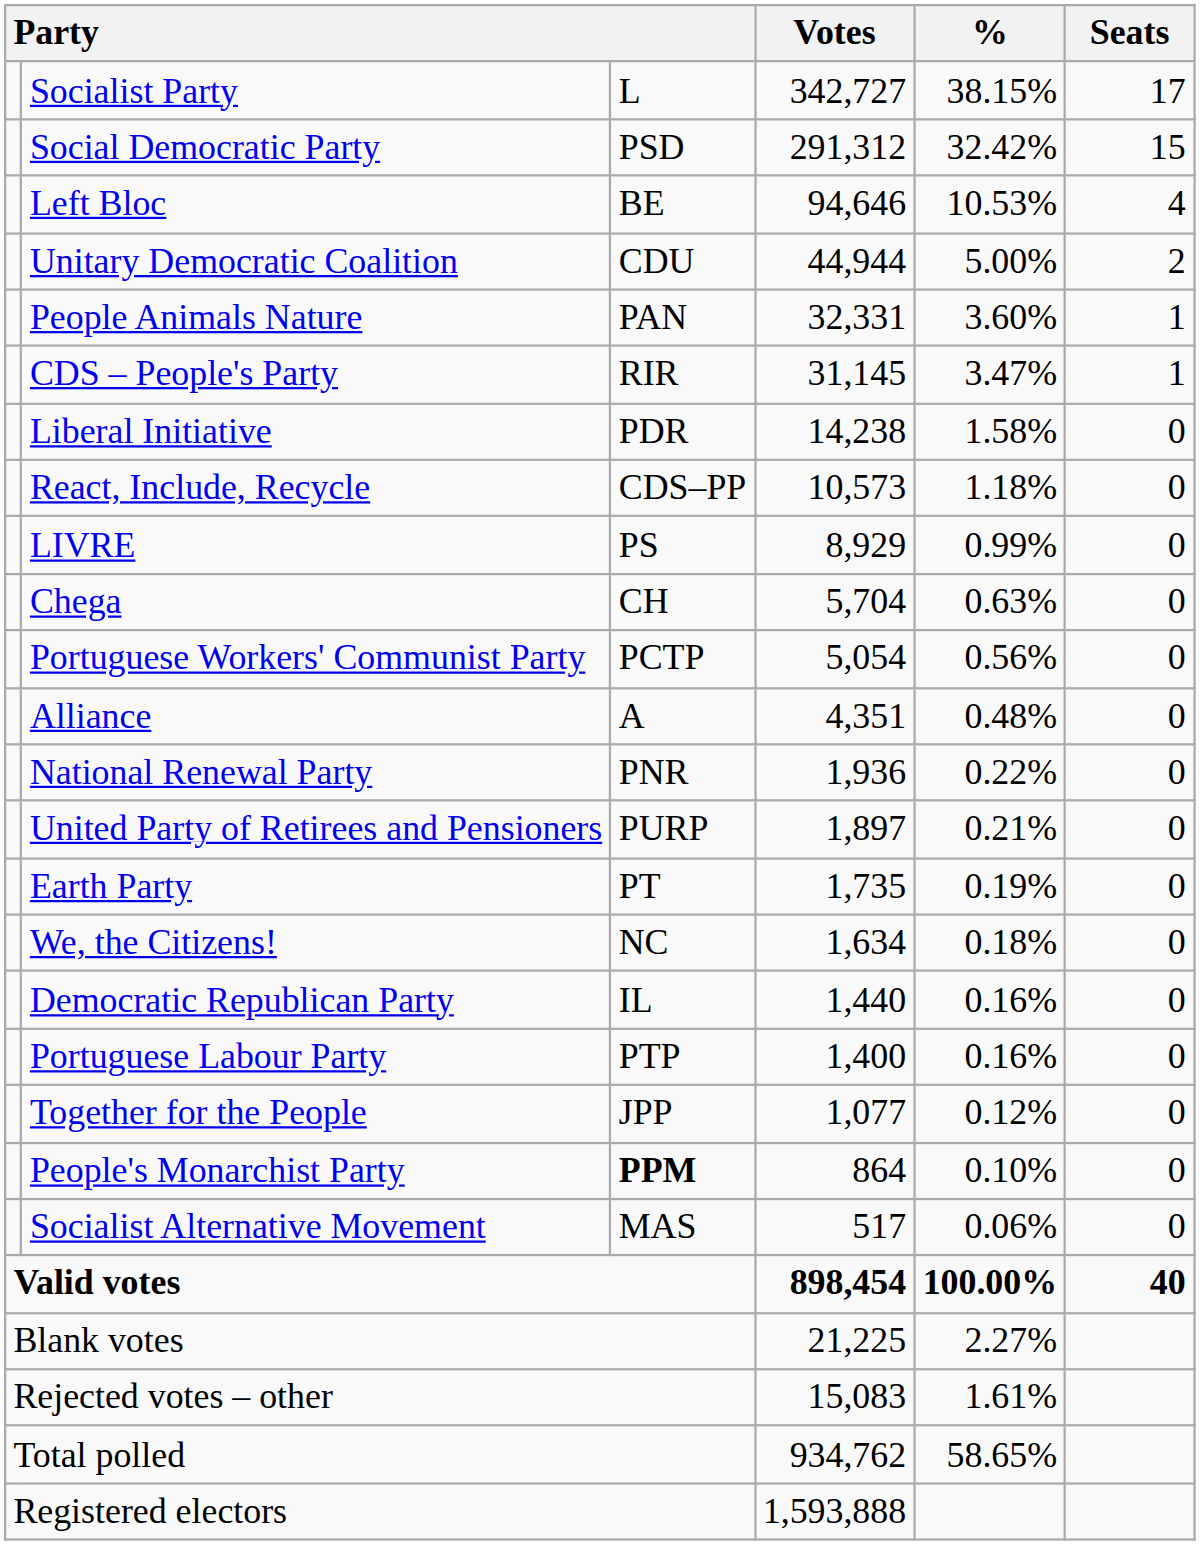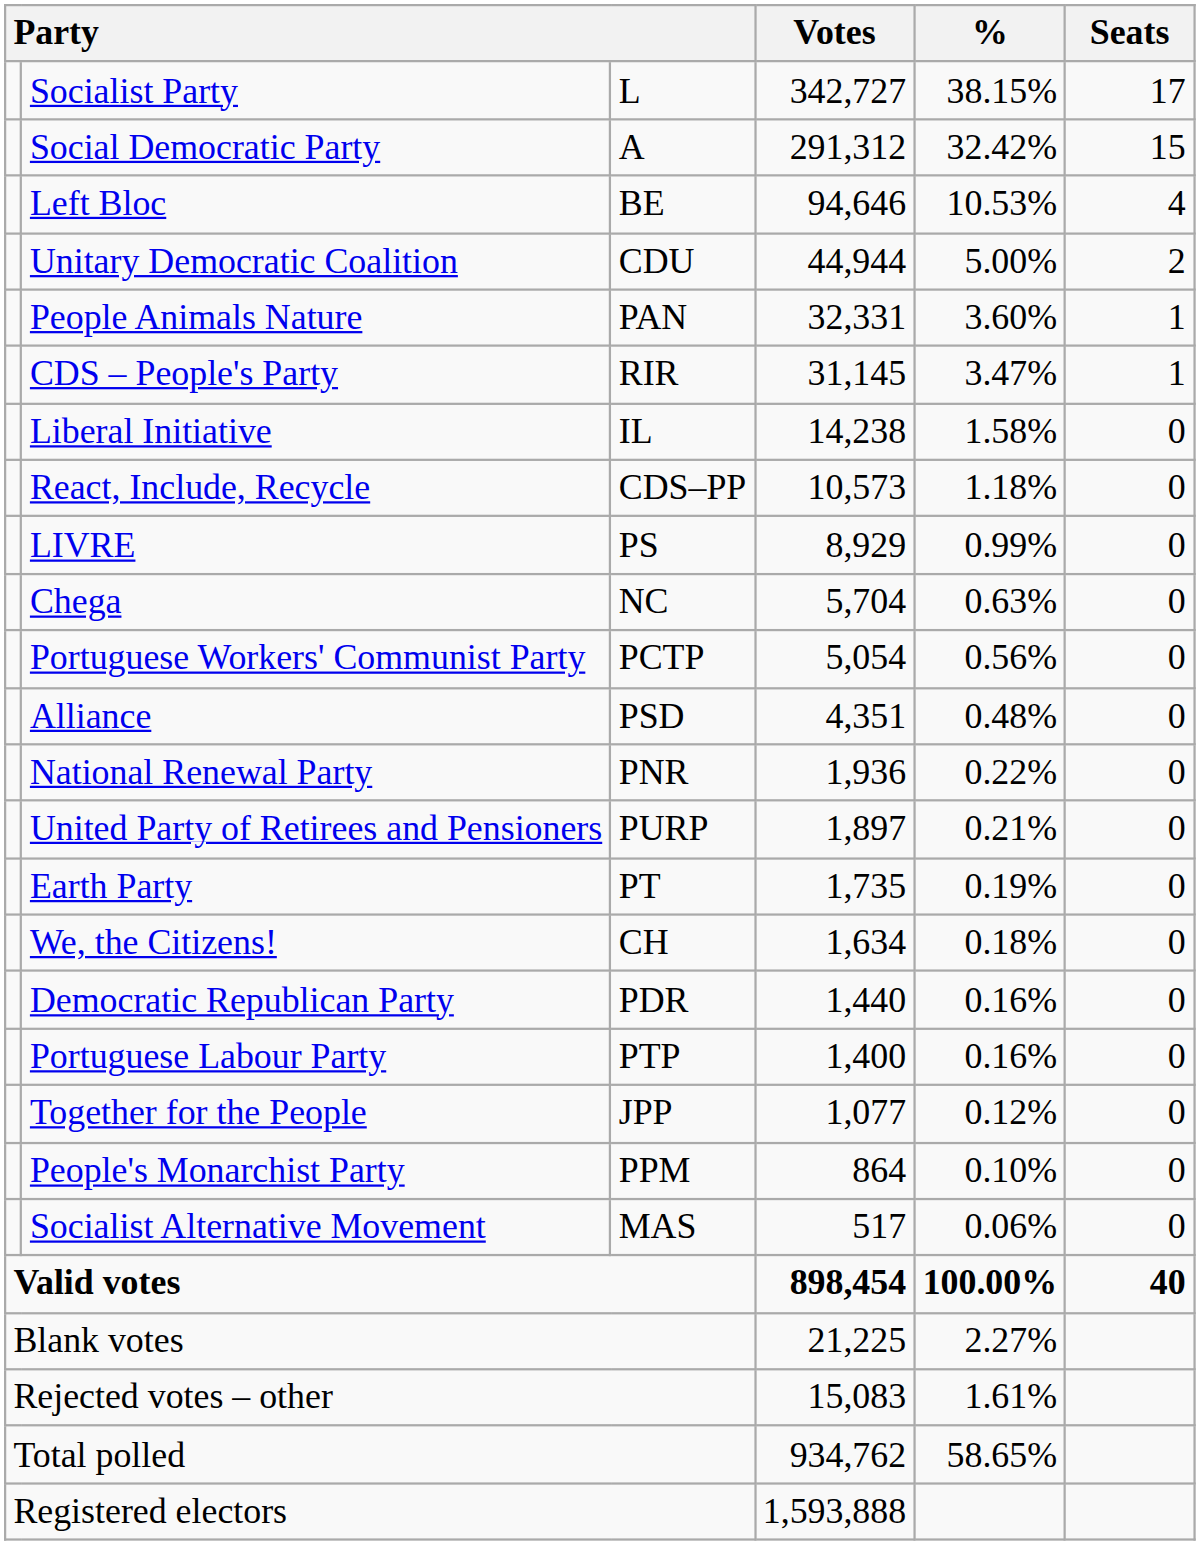(652, 146) PSD -> (632, 146) A
(654, 430) PDR -> (636, 430) IL
(644, 601) CH -> (644, 601) NC
(632, 714) A -> (652, 714) PSD
(644, 942) NC -> (644, 942) CH
(636, 999) IL -> (654, 999) PDR
(658, 1169) bold -> (655, 1169) normal
